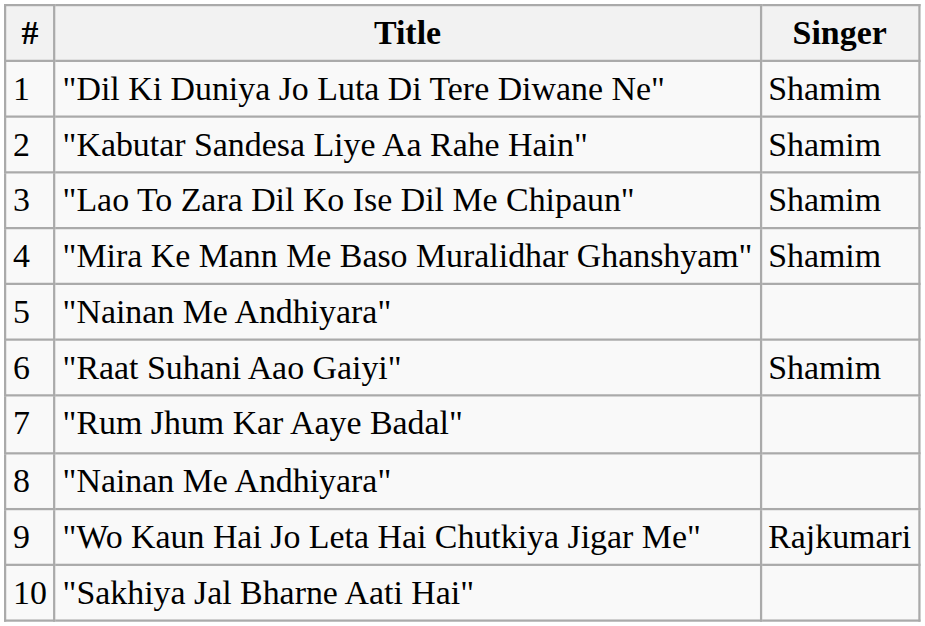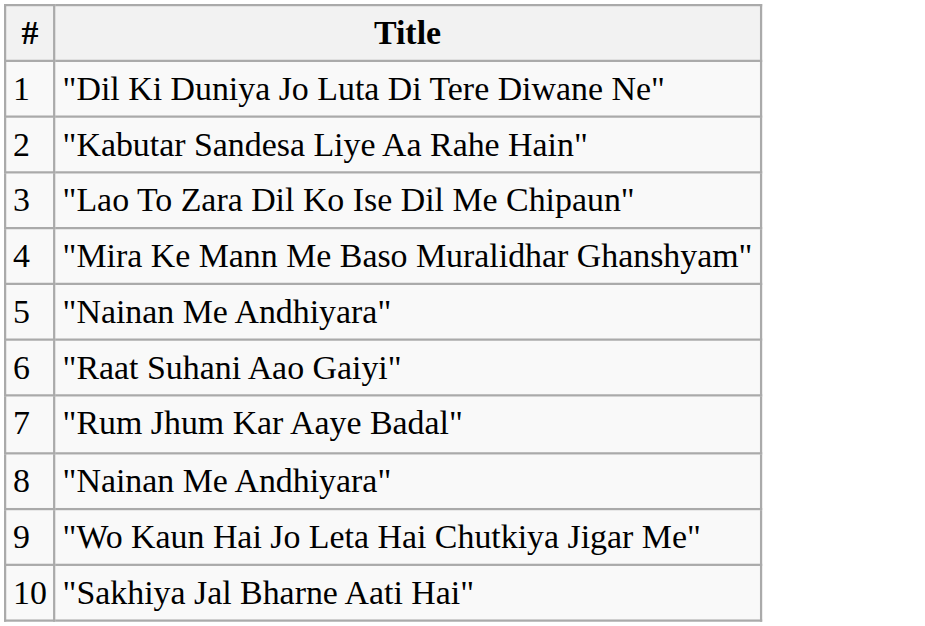- column: (840, 32)
